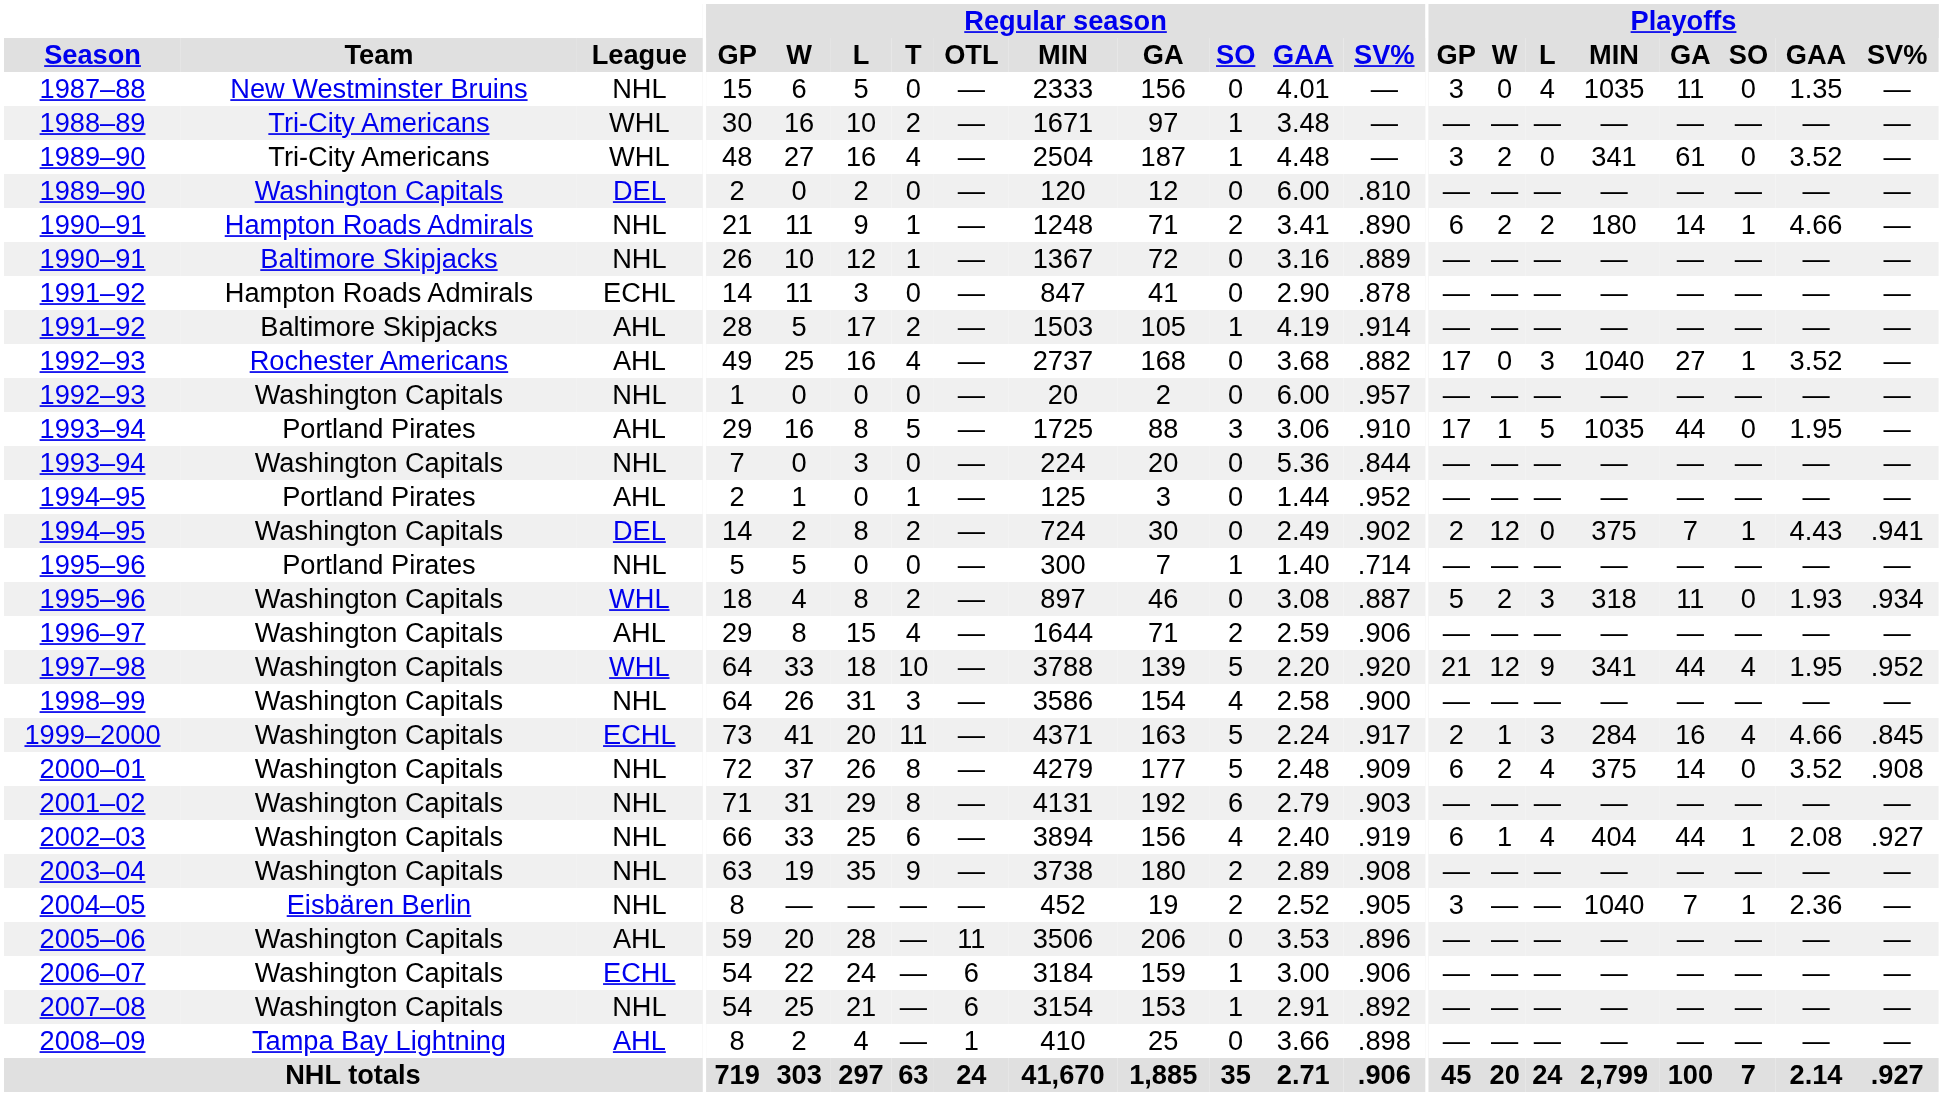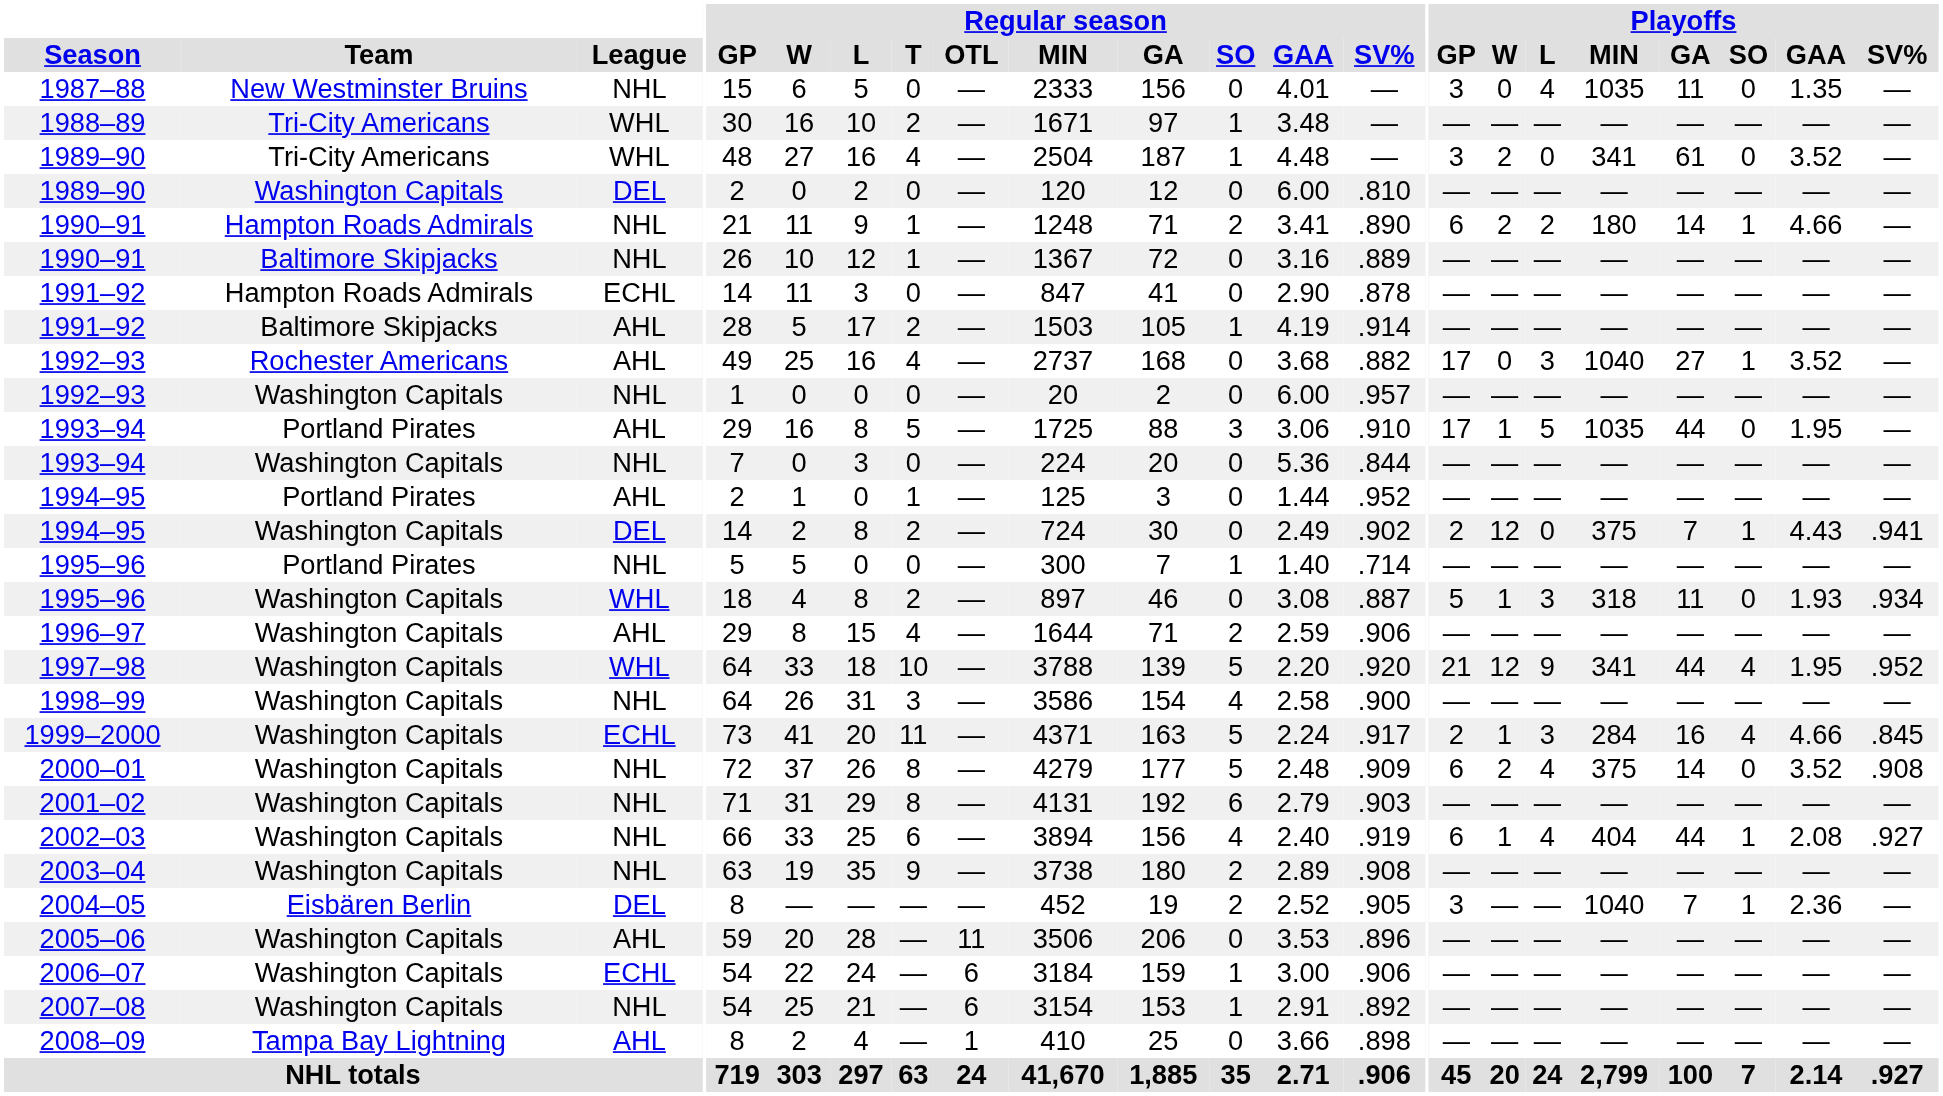(1505, 598) 2 -> (1505, 598) 1
(639, 904) NHL -> (639, 904) DEL
